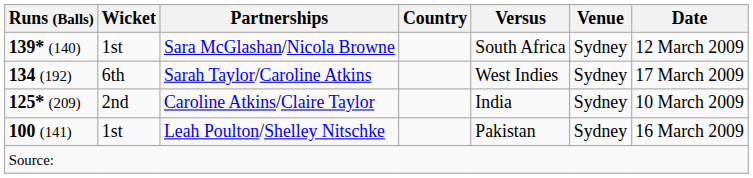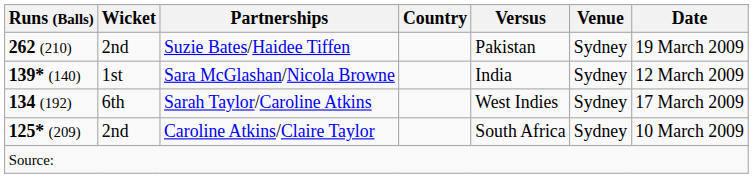+ row: (257, 46)
(520, 46) South Africa -> (494, 74) India
(494, 103) India -> (520, 131) South Africa
- row: (274, 131)
